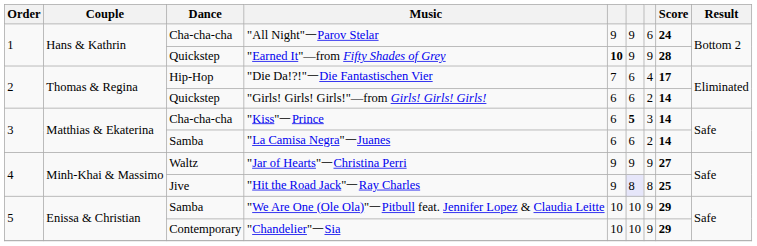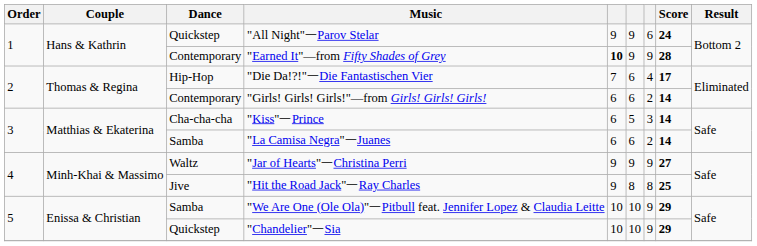(201, 35) Cha-cha-cha -> (195, 35) Quickstep
(195, 56) Quickstep -> (205, 56) Contemporary
(195, 98) Quickstep -> (205, 98) Contemporary
(632, 119) bold -> (632, 119) normal
(632, 185) lavender background -> (632, 185) no background
(205, 229) Contemporary -> (195, 229) Quickstep
